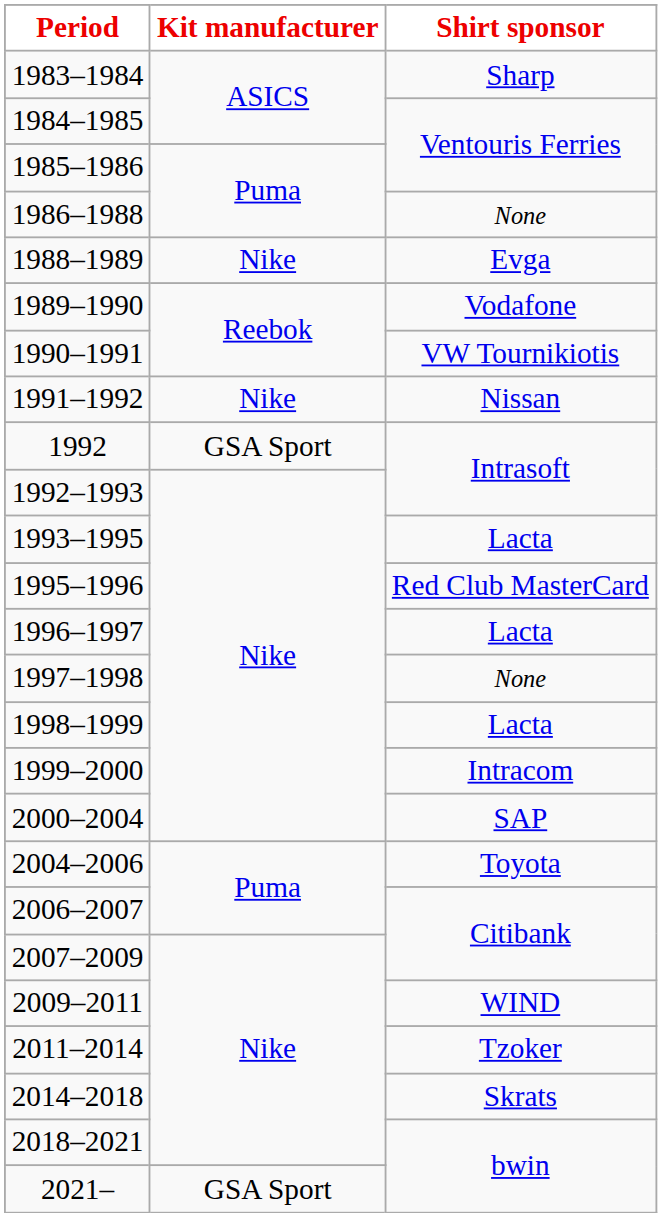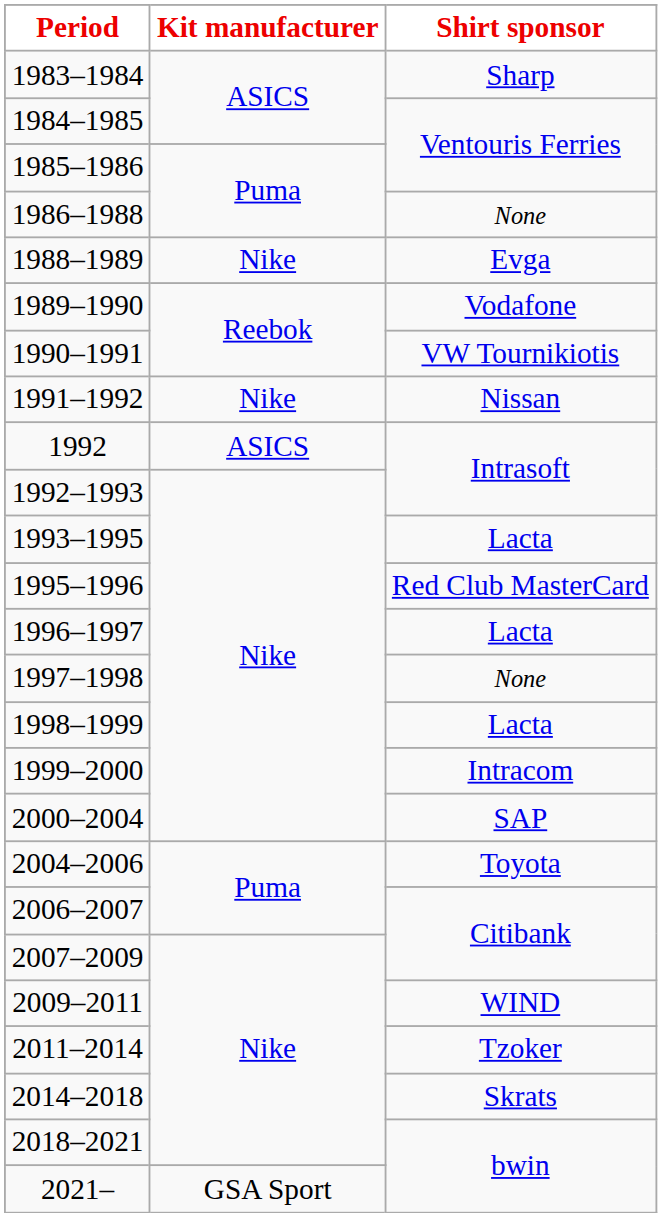(268, 445) GSA Sport -> (268, 445) ASICS
